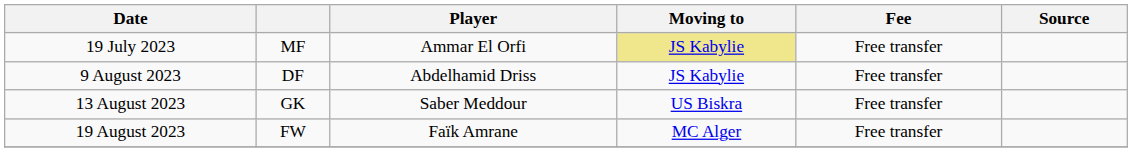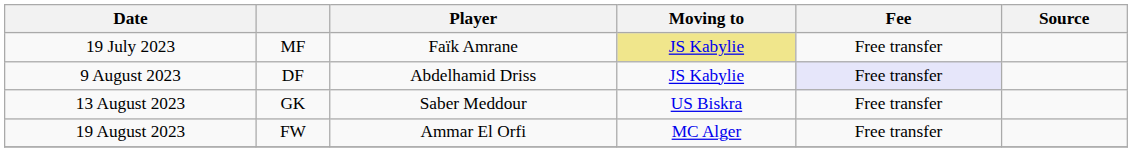(473, 46) Ammar El Orfi -> (473, 46) Faïk Amrane
(899, 75) no background -> (899, 75) lavender background
(473, 132) Faïk Amrane -> (473, 132) Ammar El Orfi
